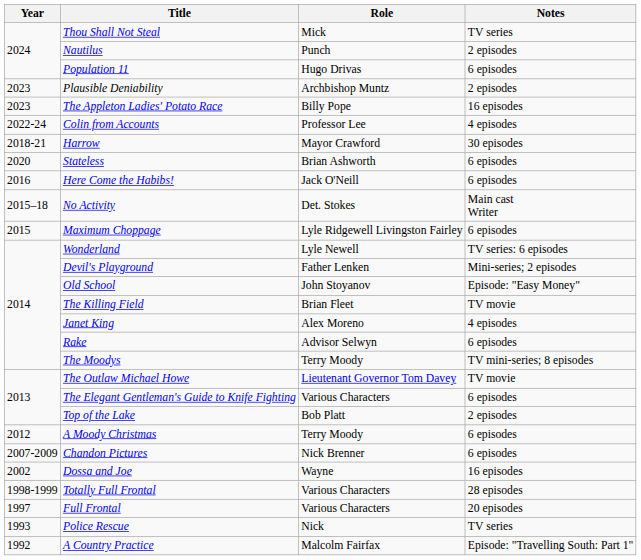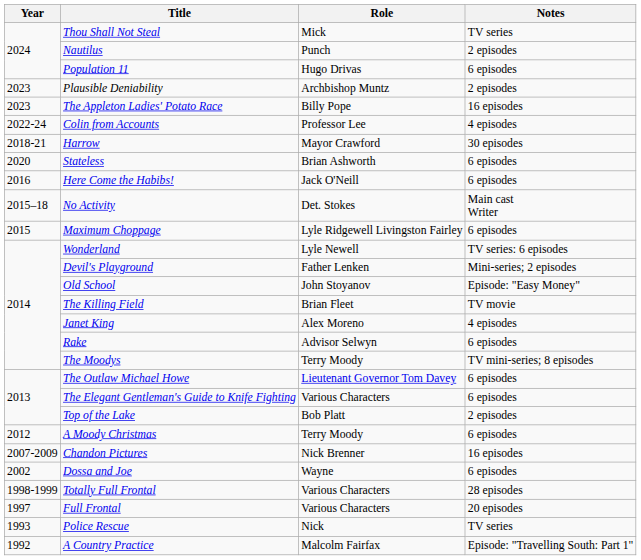(492, 378) TV movie -> (492, 378) 6 episodes
(492, 452) 6 episodes -> (495, 452) 16 episodes
(495, 471) 16 episodes -> (492, 471) 6 episodes
